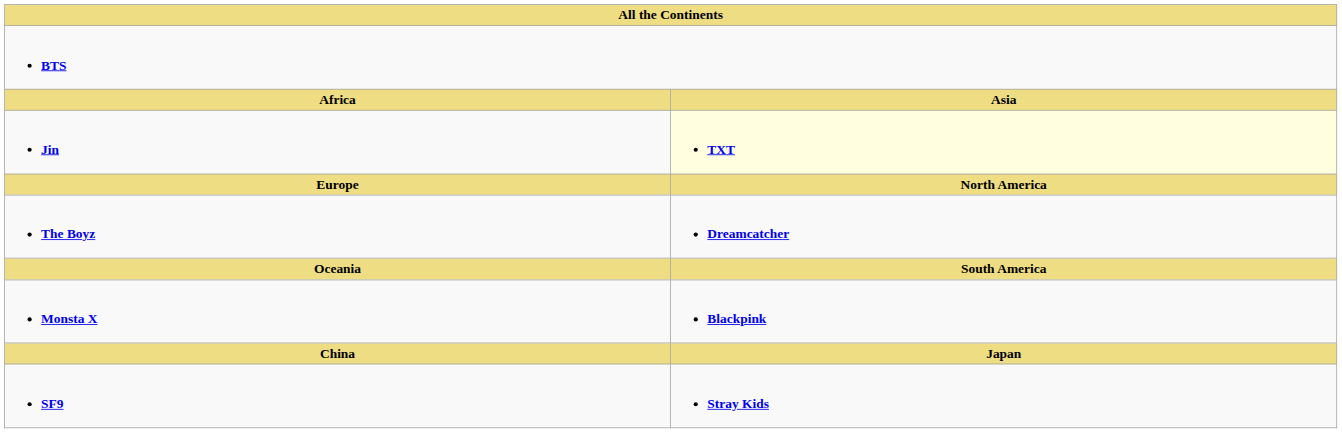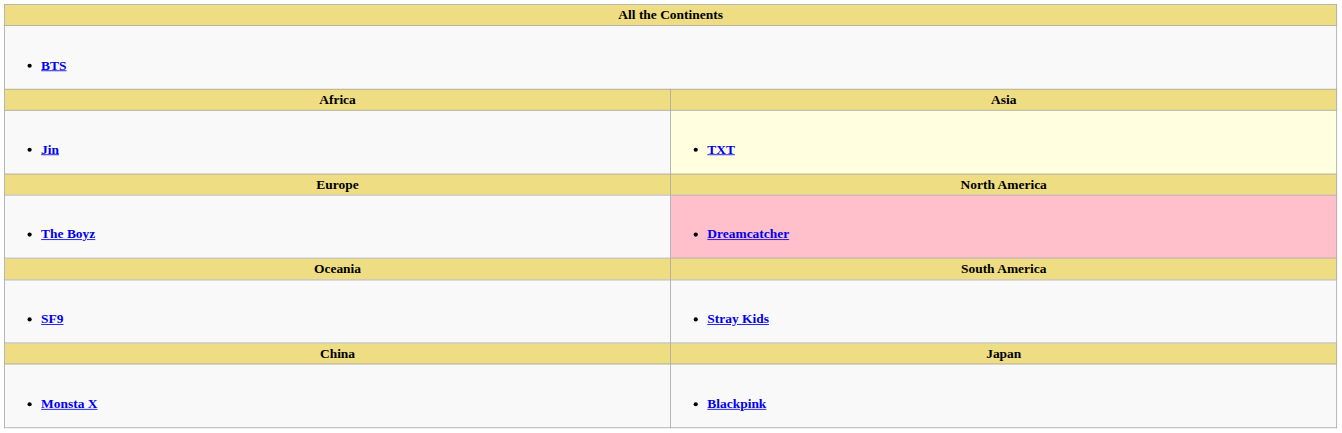(1004, 234) no background -> (1004, 234) pink background
rows swapped: (338, 319) <-> (338, 403)
